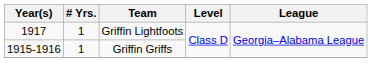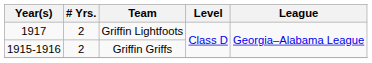(81, 31) 1 -> (81, 31) 2
(81, 49) 1 -> (81, 49) 2
